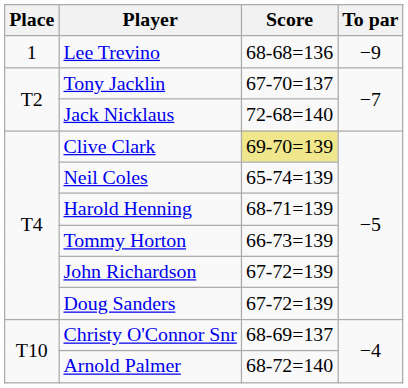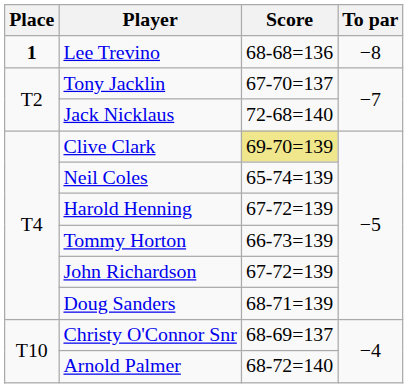(32, 51) normal -> (32, 51) bold
(370, 51) −9 -> (370, 51) −8
(290, 209) 68-71=139 -> (290, 209) 67-72=139
(290, 303) 67-72=139 -> (290, 303) 68-71=139
